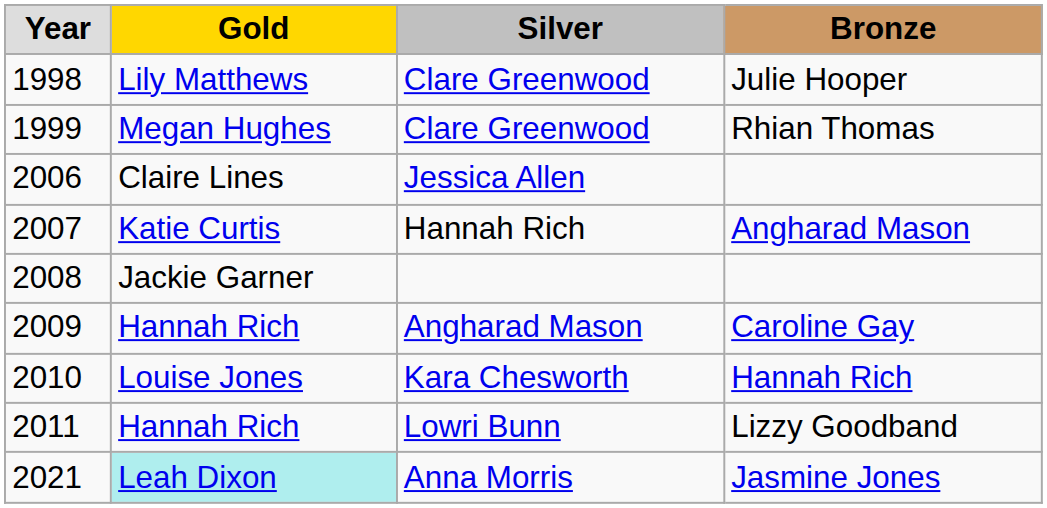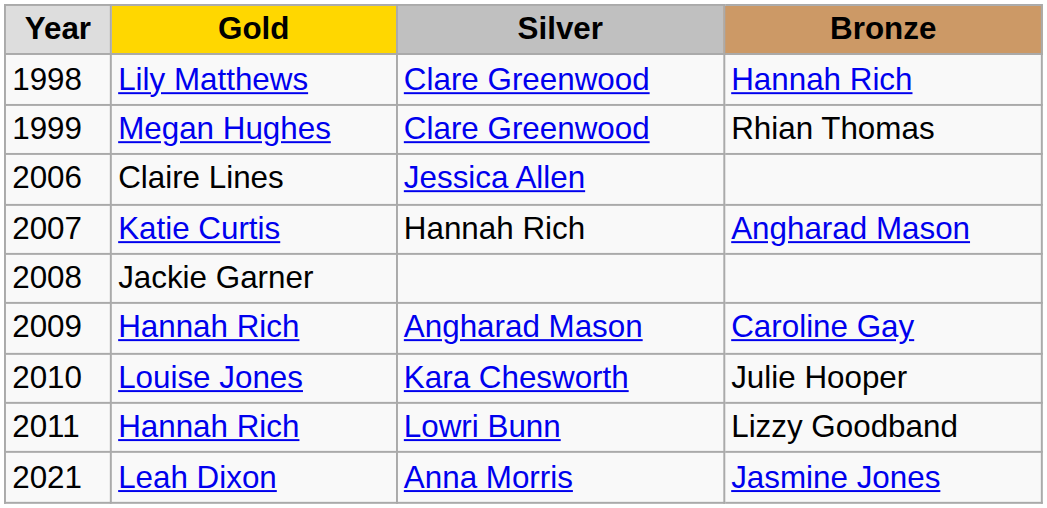(819, 79) Julie Hooper -> (822, 79) Hannah Rich
(822, 377) Hannah Rich -> (819, 377) Julie Hooper
(197, 476) paleturquoise background -> (197, 476) no background
